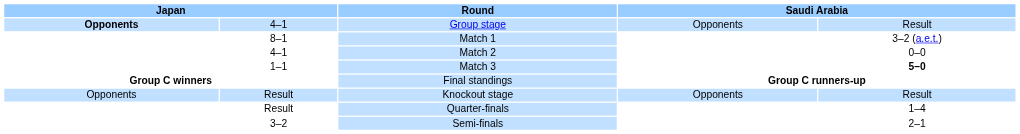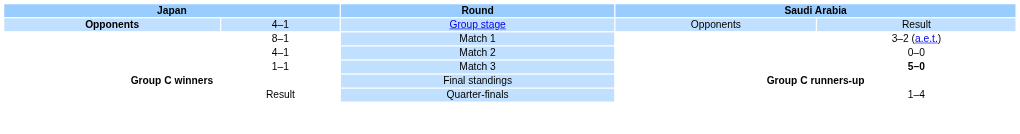- row: (478, 95)
- row: (478, 123)
